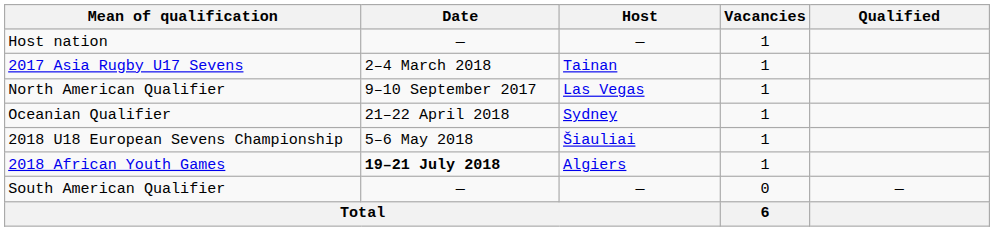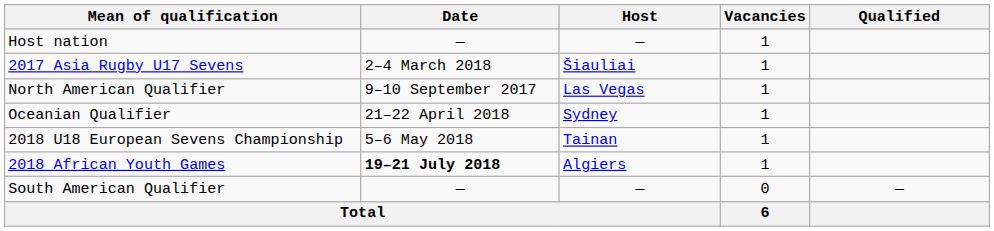(590, 66) Tainan -> (599, 66) Šiauliai
(599, 140) Šiauliai -> (590, 140) Tainan
